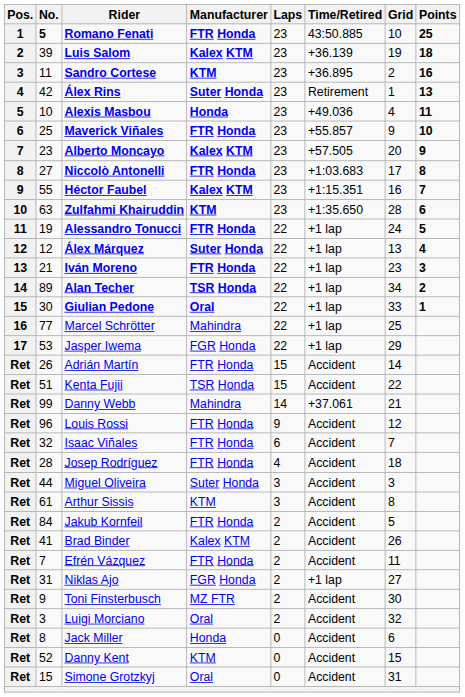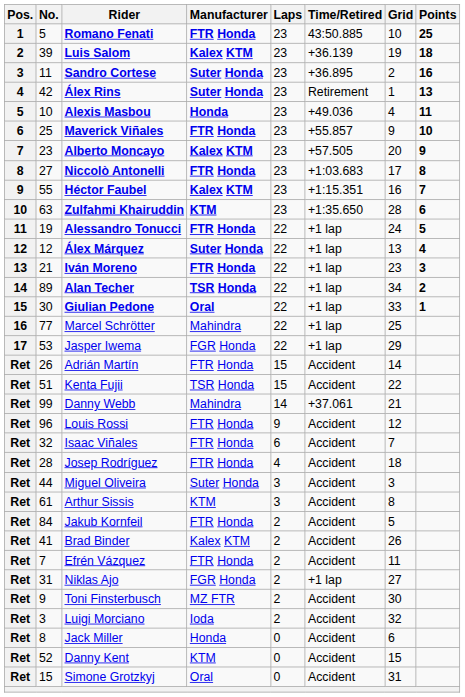(42, 34) bold -> (42, 34) normal
(203, 73) KTM -> (226, 73) Suter Honda
(201, 619) Oral -> (202, 619) Ioda
